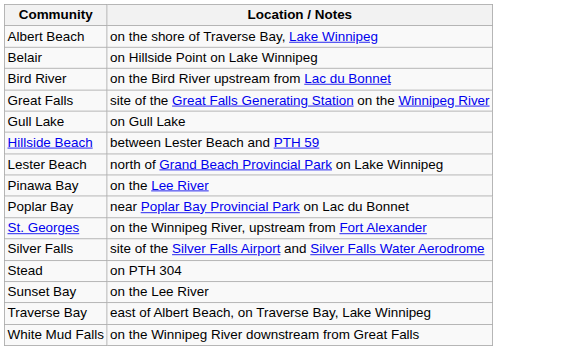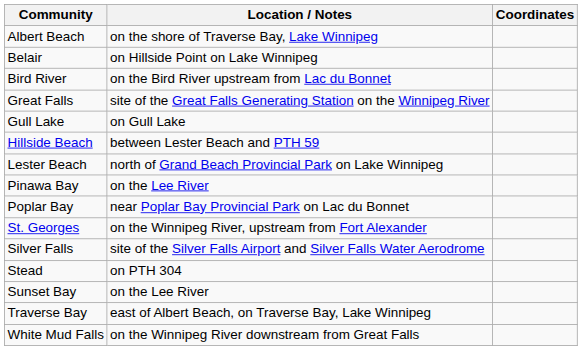+ column: (535, 15)
